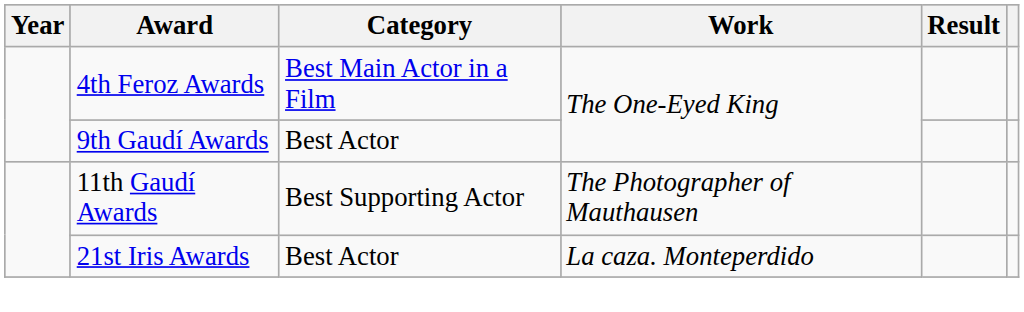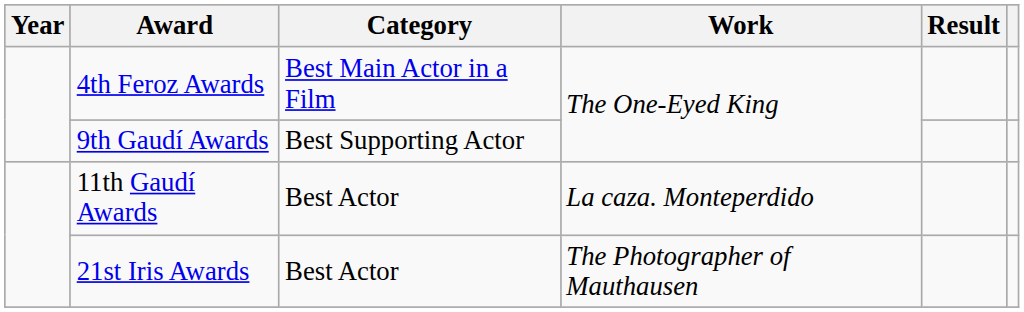(342, 140) Best Actor -> (405, 140) Best Supporting Actor
(405, 197) Best Supporting Actor -> (342, 197) Best Actor
(678, 197) The Photographer of Mauthausen -> (690, 197) La caza. Monteperdido
(690, 255) La caza. Monteperdido -> (678, 270) The Photographer of Mauthausen
